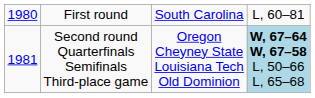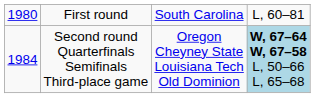(22, 59) 1981 -> (22, 59) 1984
